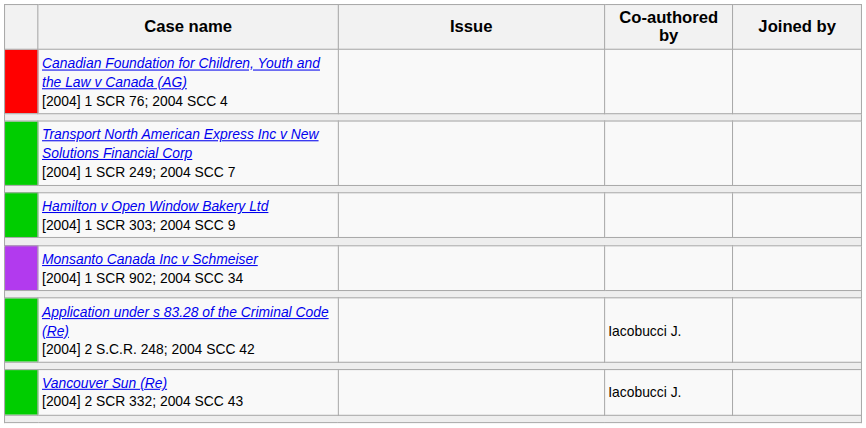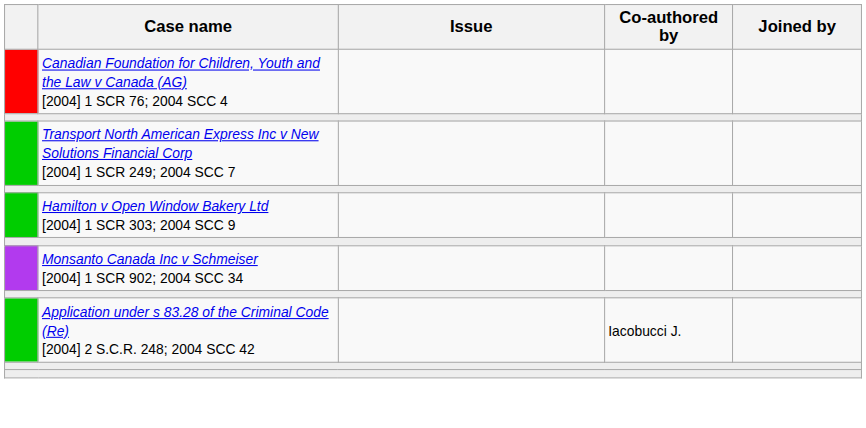- row: (143, 393)
